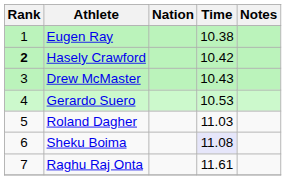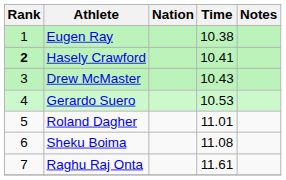(217, 57) 10.42 -> (217, 57) 10.41
(217, 121) 11.03 -> (217, 121) 11.01
(217, 143) lavender background -> (217, 143) no background
